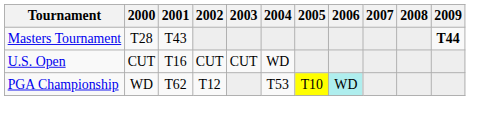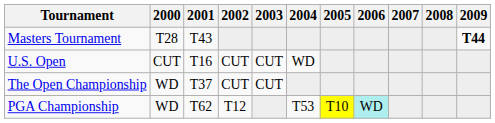+ row: (77, 84)
